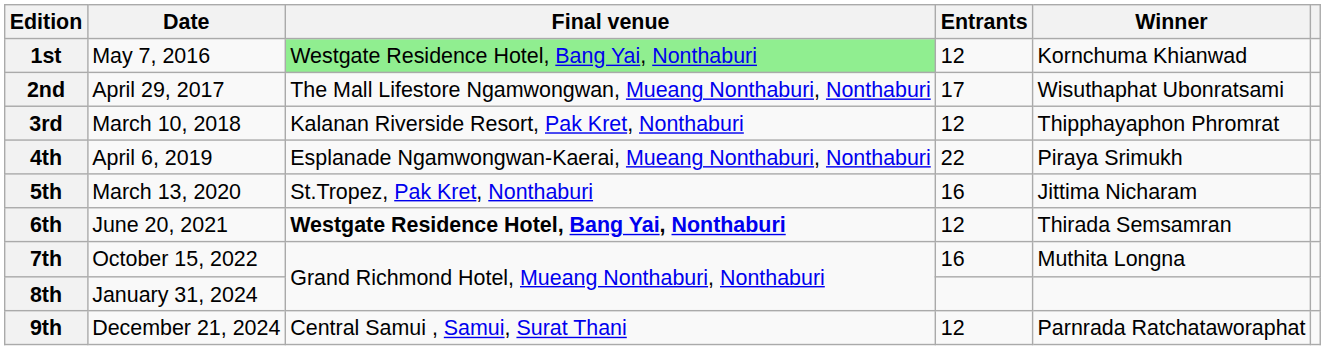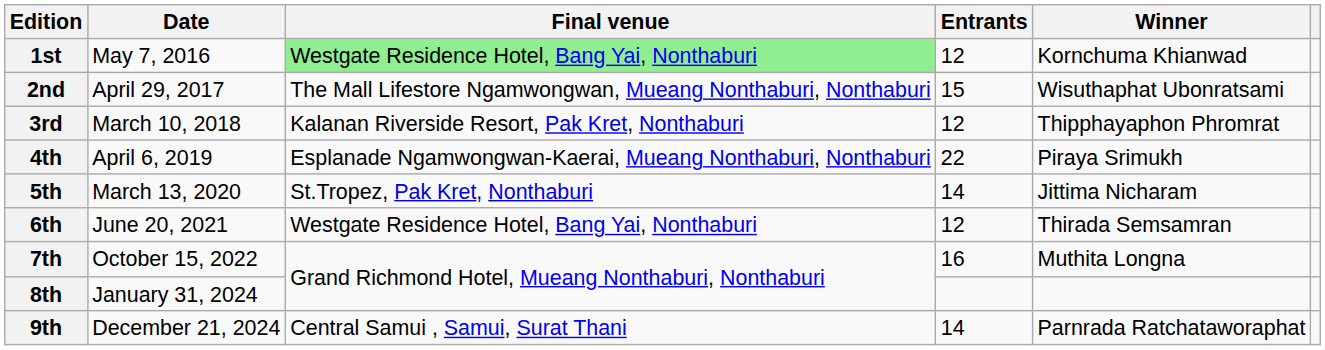(953, 90) 17 -> (953, 90) 15
(953, 191) 16 -> (953, 191) 14
(538, 225) bold -> (524, 225) normal
(953, 327) 12 -> (953, 327) 14
